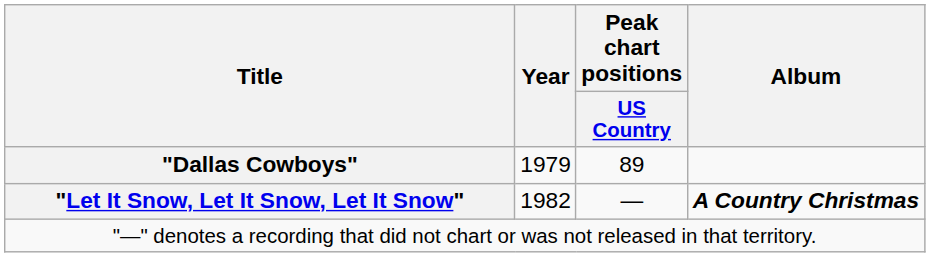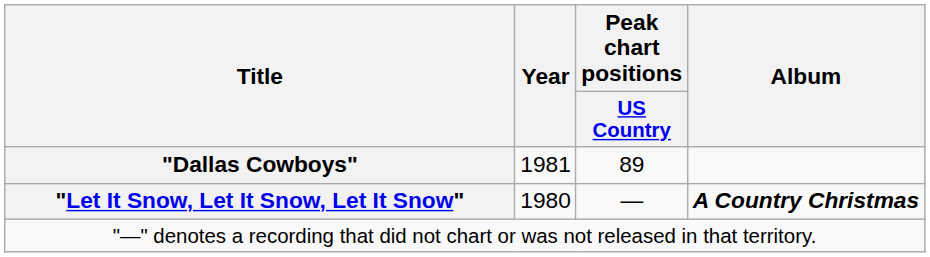(546, 164) 1979 -> (546, 164) 1981
(546, 200) 1982 -> (546, 200) 1980
